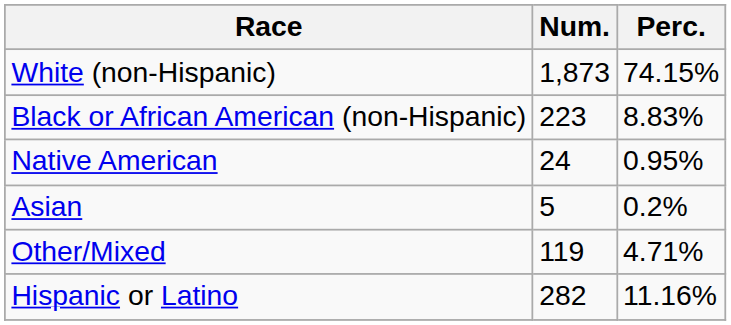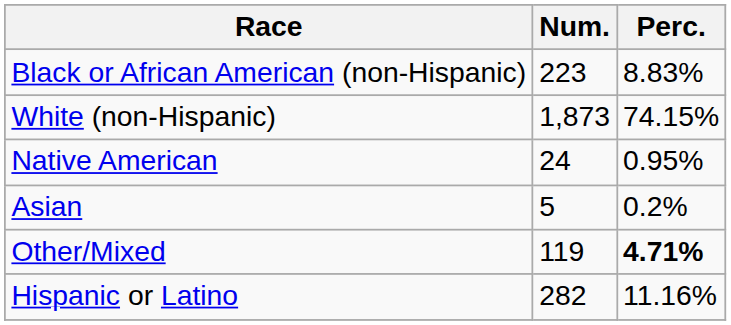rows swapped: (144, 71) <-> (269, 116)
(663, 251) normal -> (663, 251) bold
